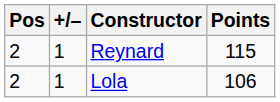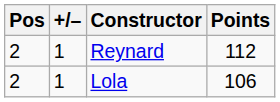(240, 51) 115 -> (240, 51) 112
